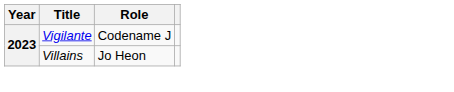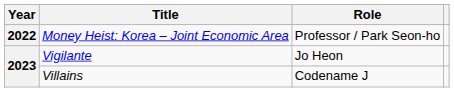+ row: (165, 35)
(134, 35) Codename J -> (319, 55) Jo Heon
(122, 55) Jo Heon -> (332, 76) Codename J
